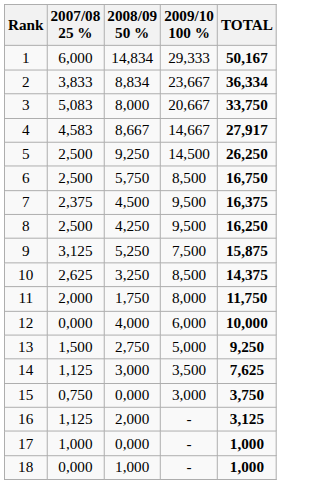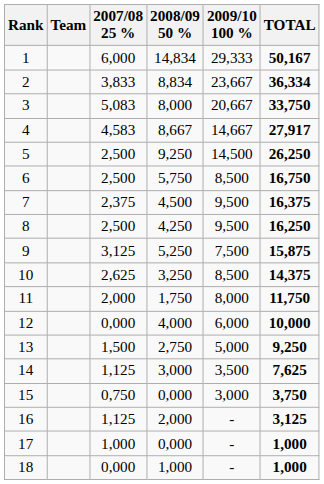+ column: (68, 25)
